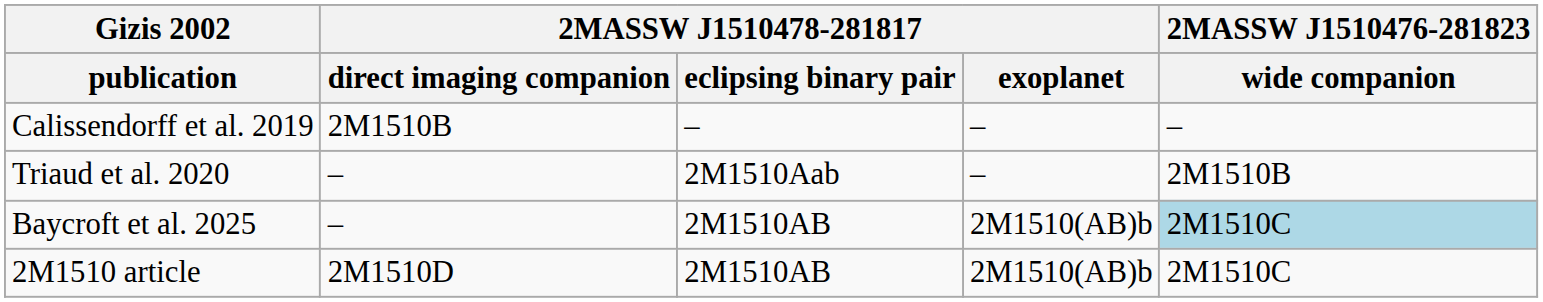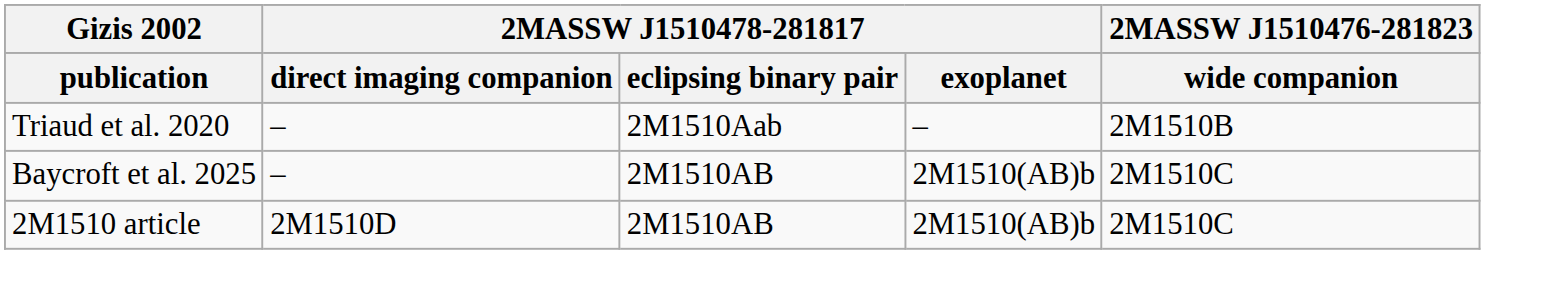- row: (163, 126)
(1229, 223) lightblue background -> (1171, 175) no background
